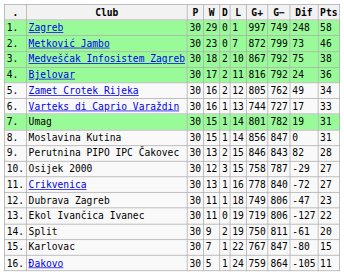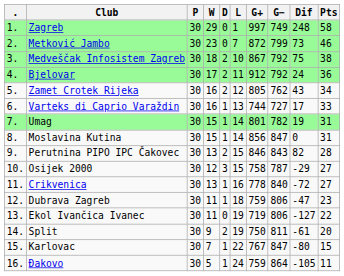(257, 75) 816 -> (257, 75) 912
(298, 91) 49 -> (298, 91) 43
(257, 200) 749 -> (257, 200) 759
